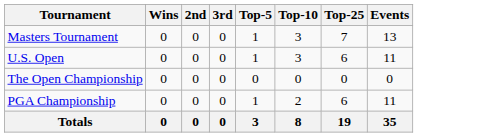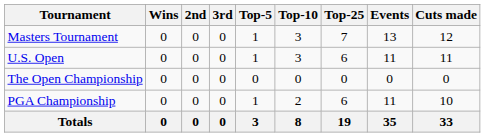+ column: (446, 15)
